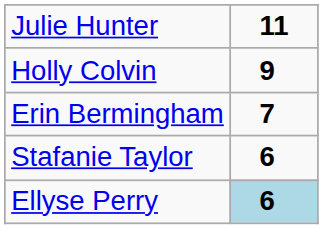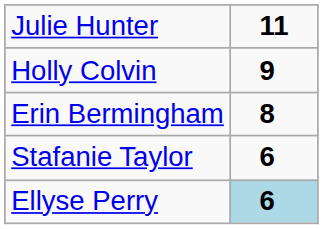(267, 113) 7 -> (267, 113) 8
